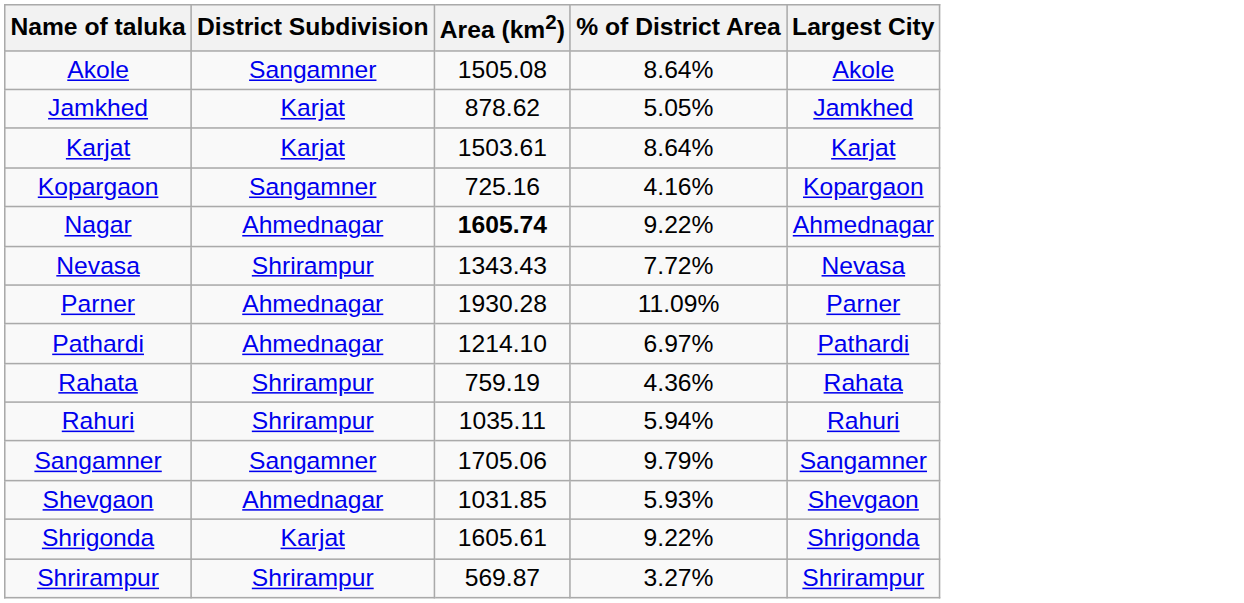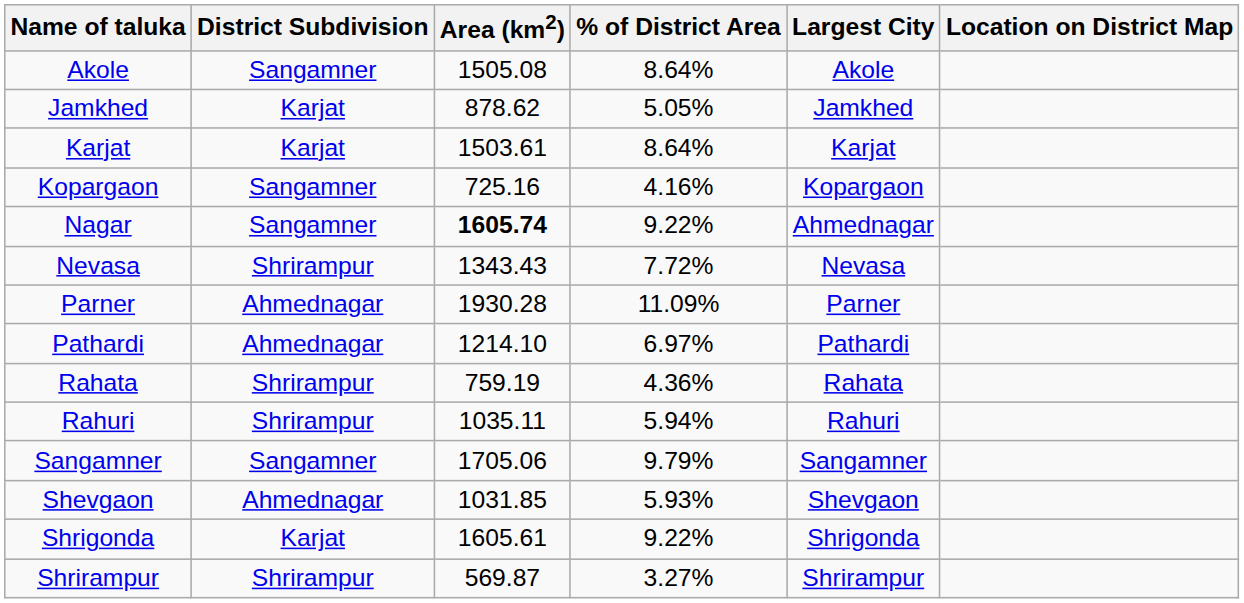+ column: (1090, 27)
(313, 226) Ahmednagar -> (313, 226) Sangamner
